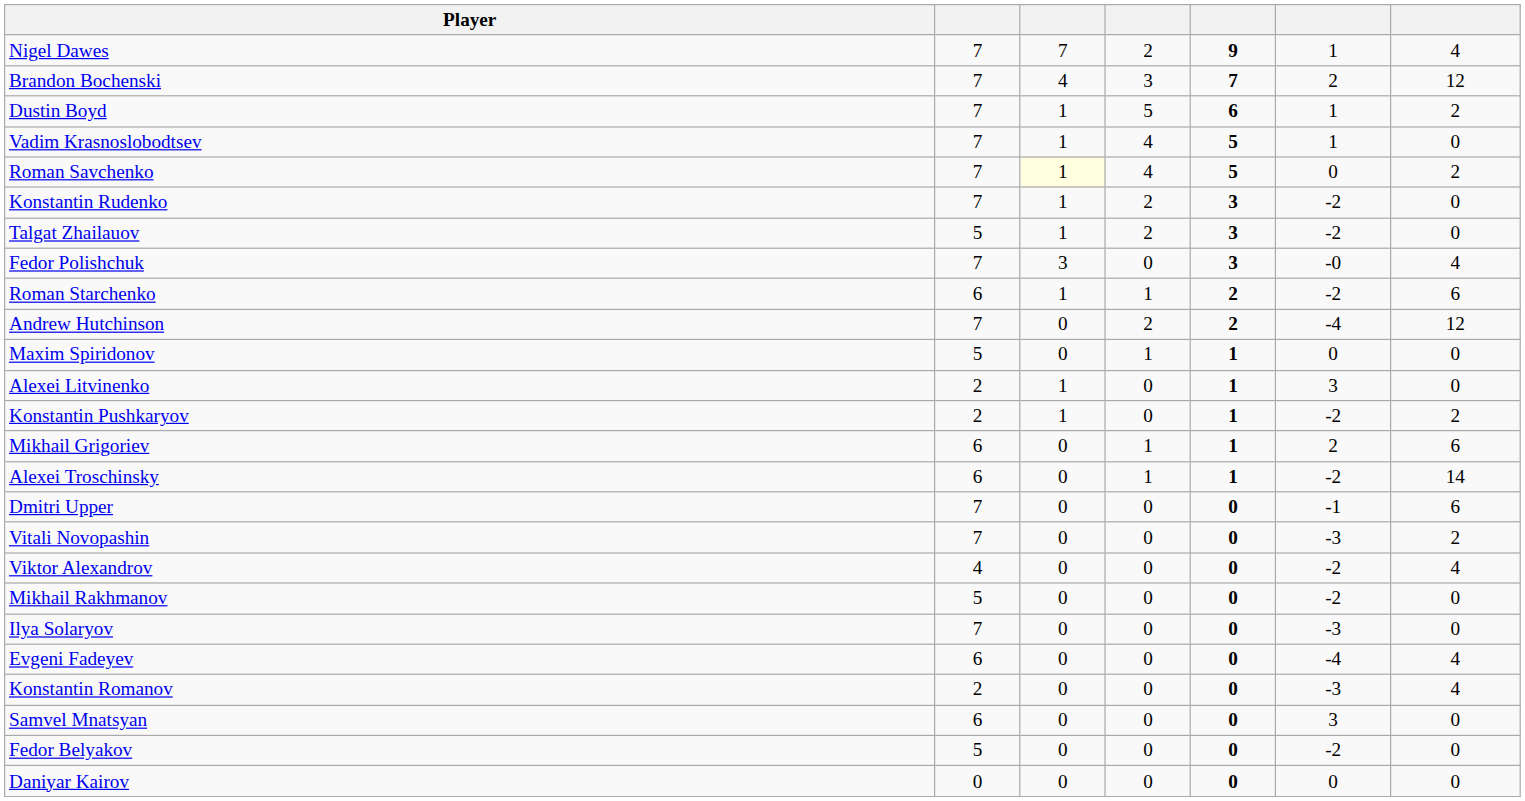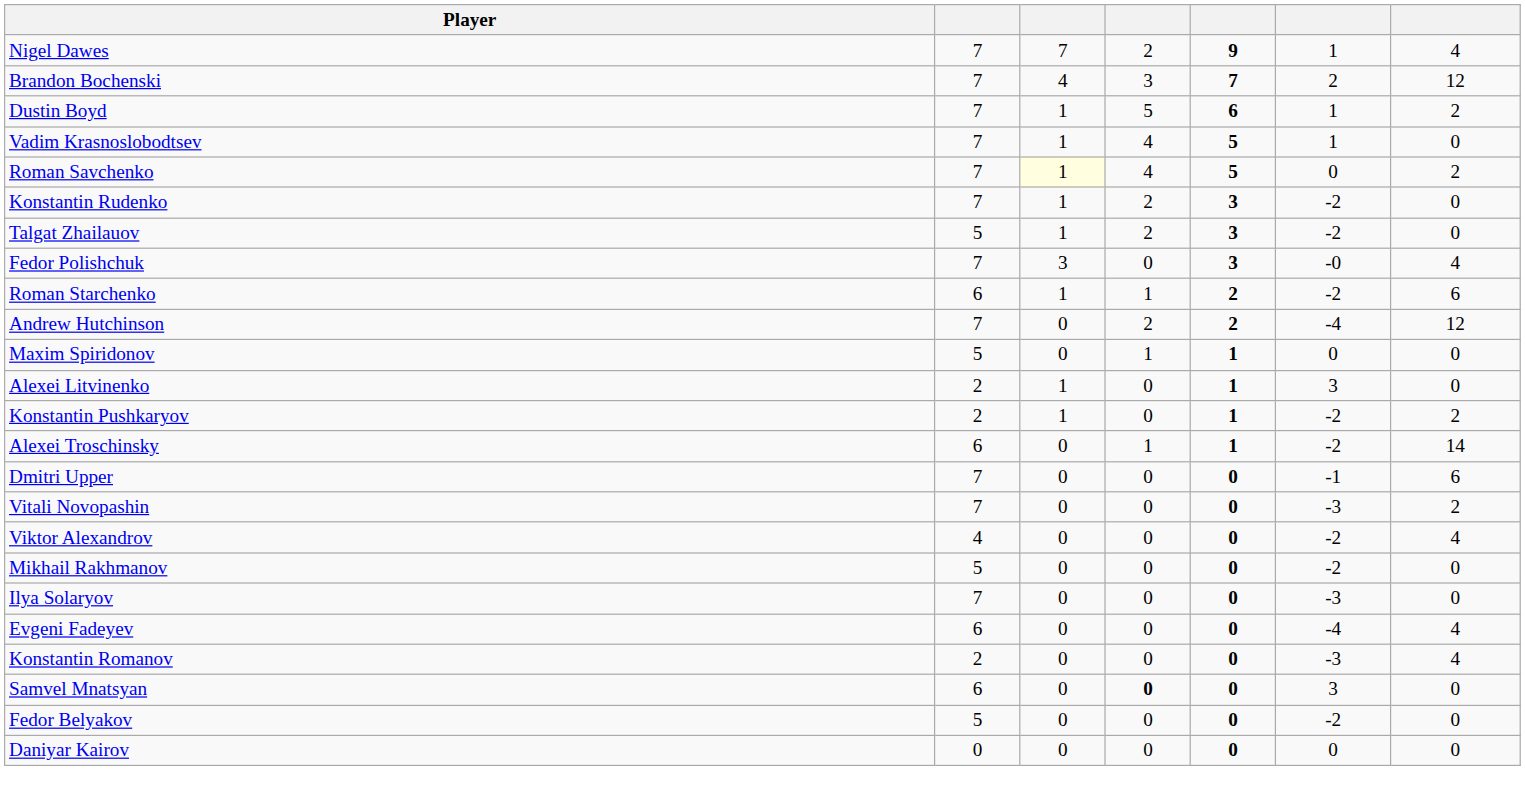- row: (79, 446)
(1148, 720) normal -> (1148, 689) bold
